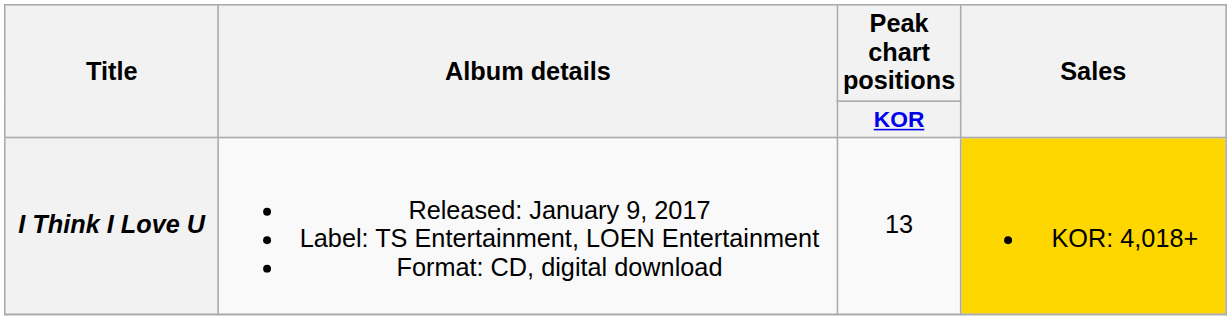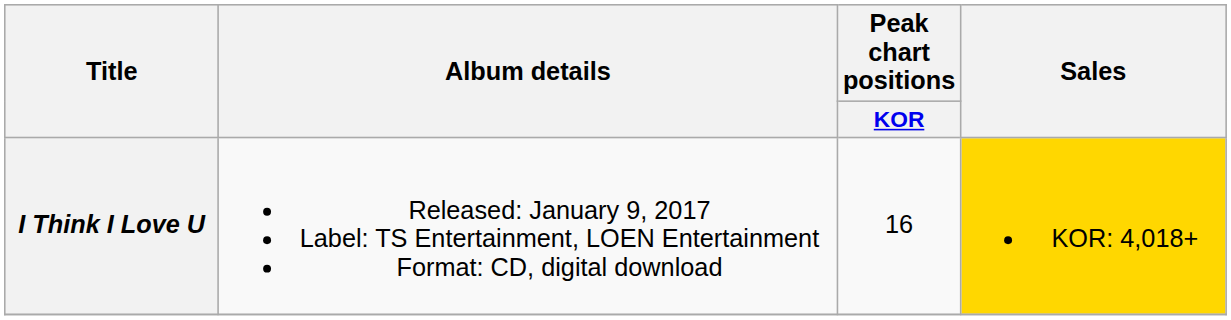(899, 225) 13 -> (899, 225) 16
